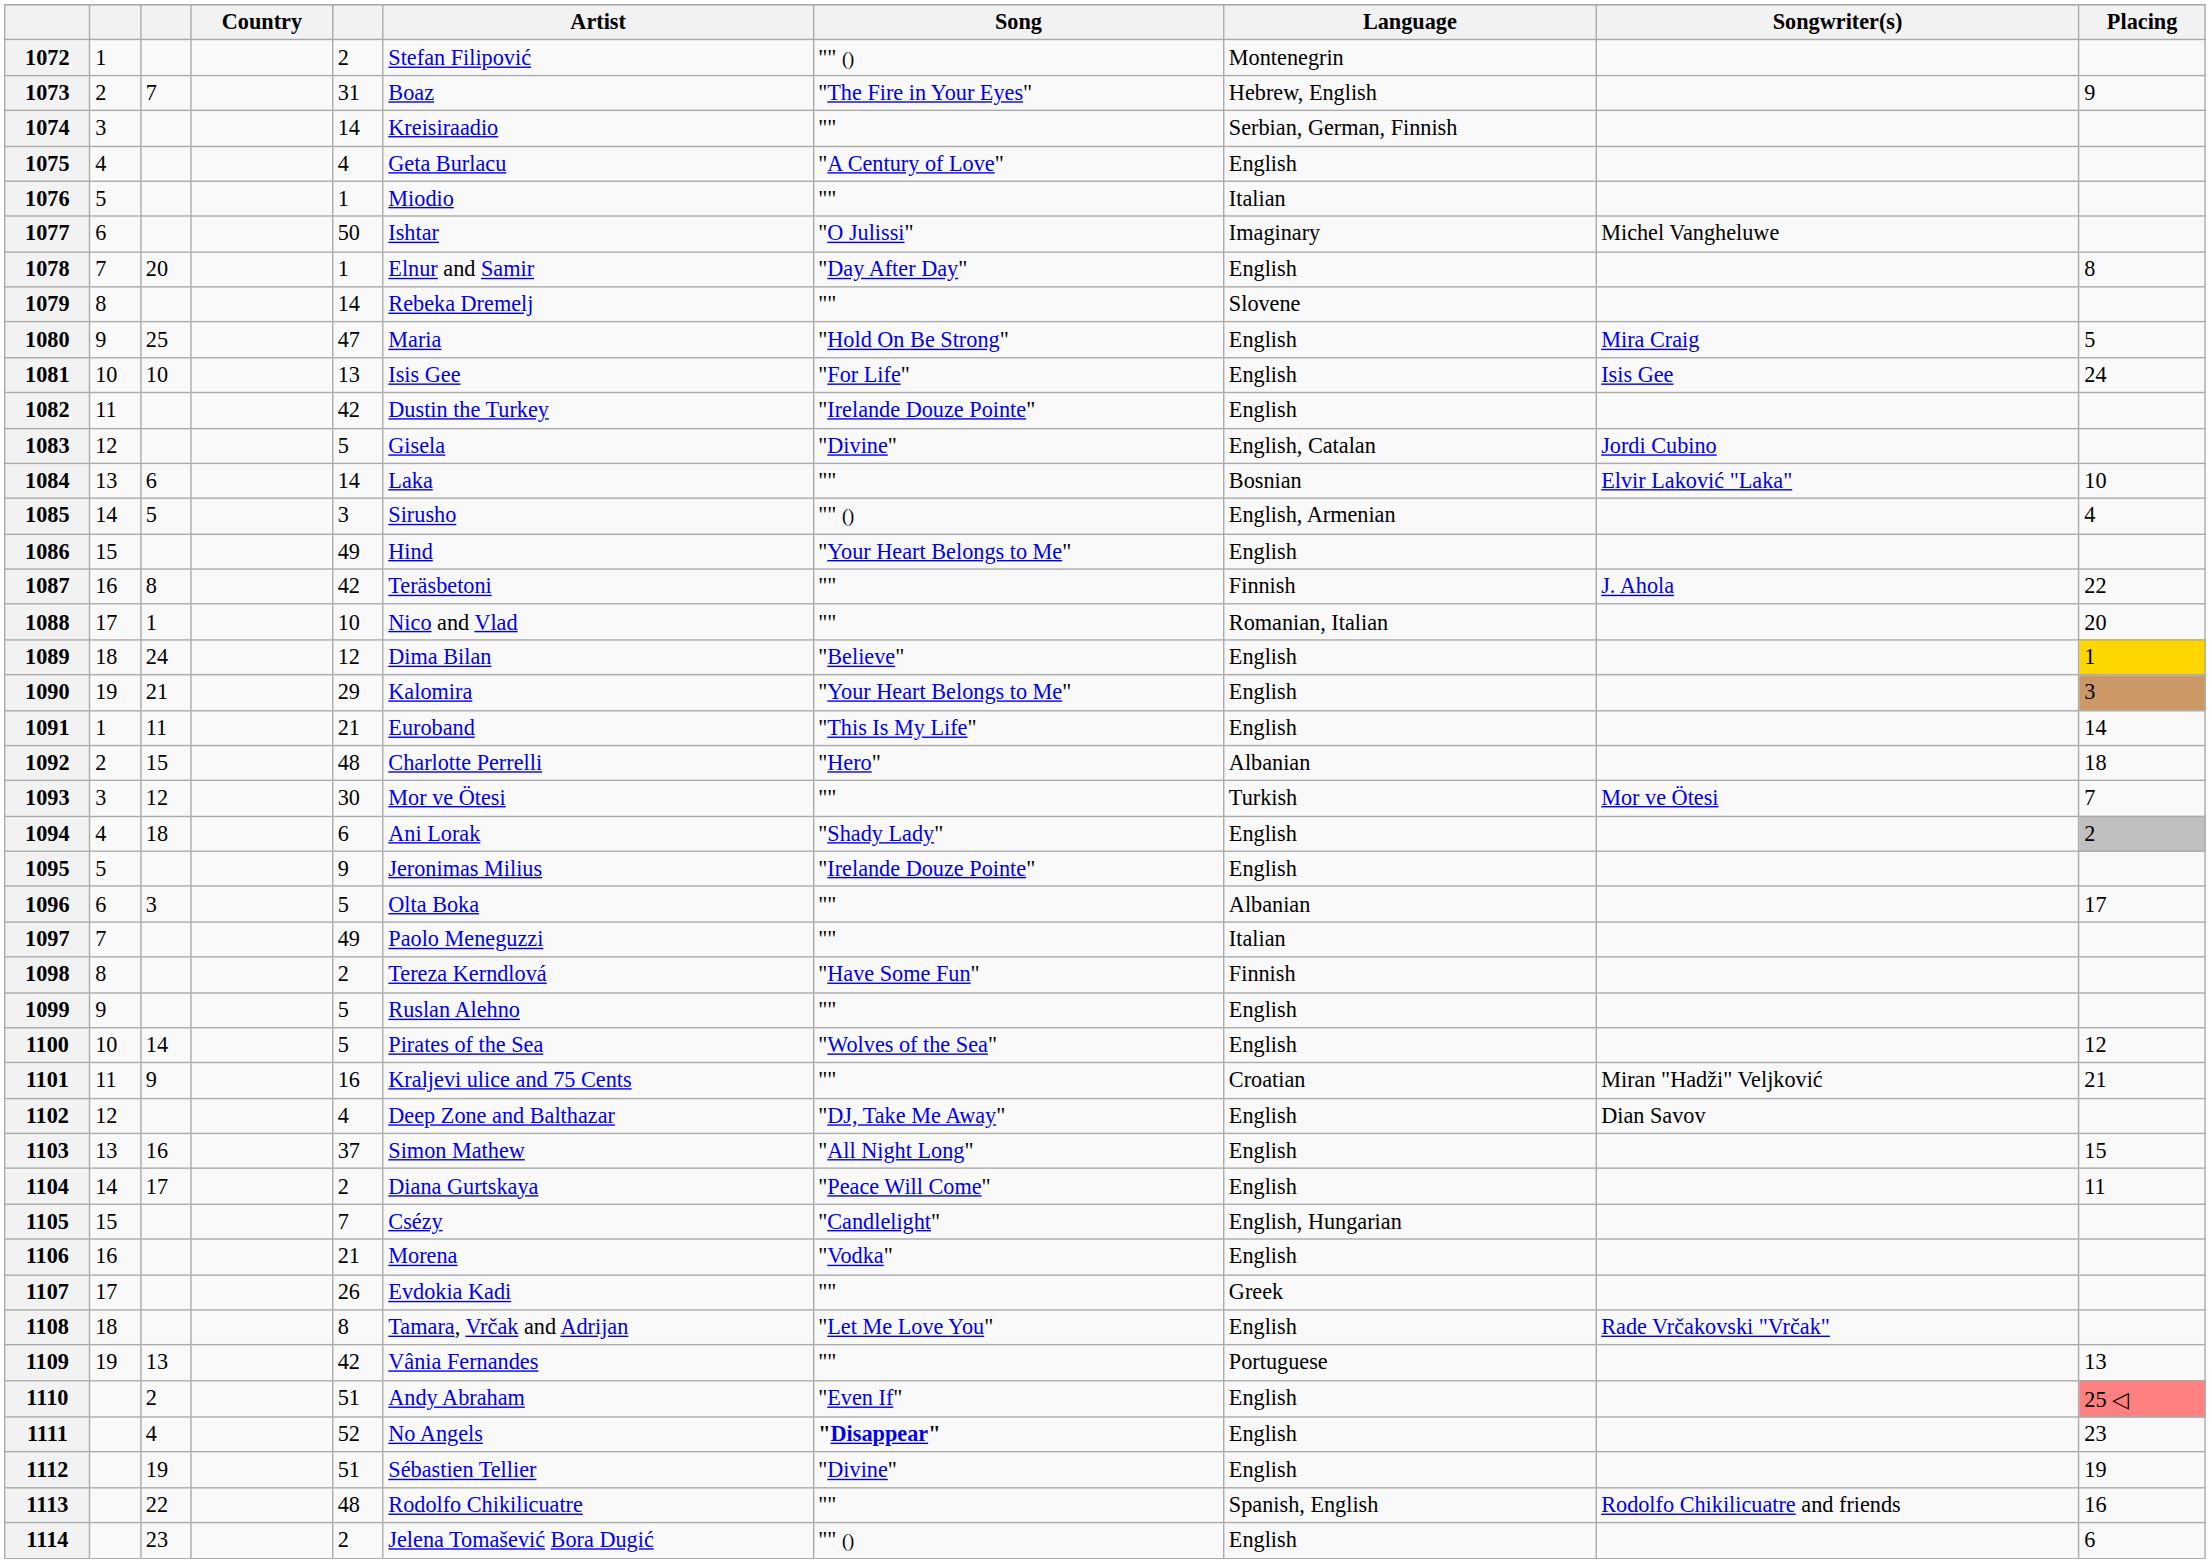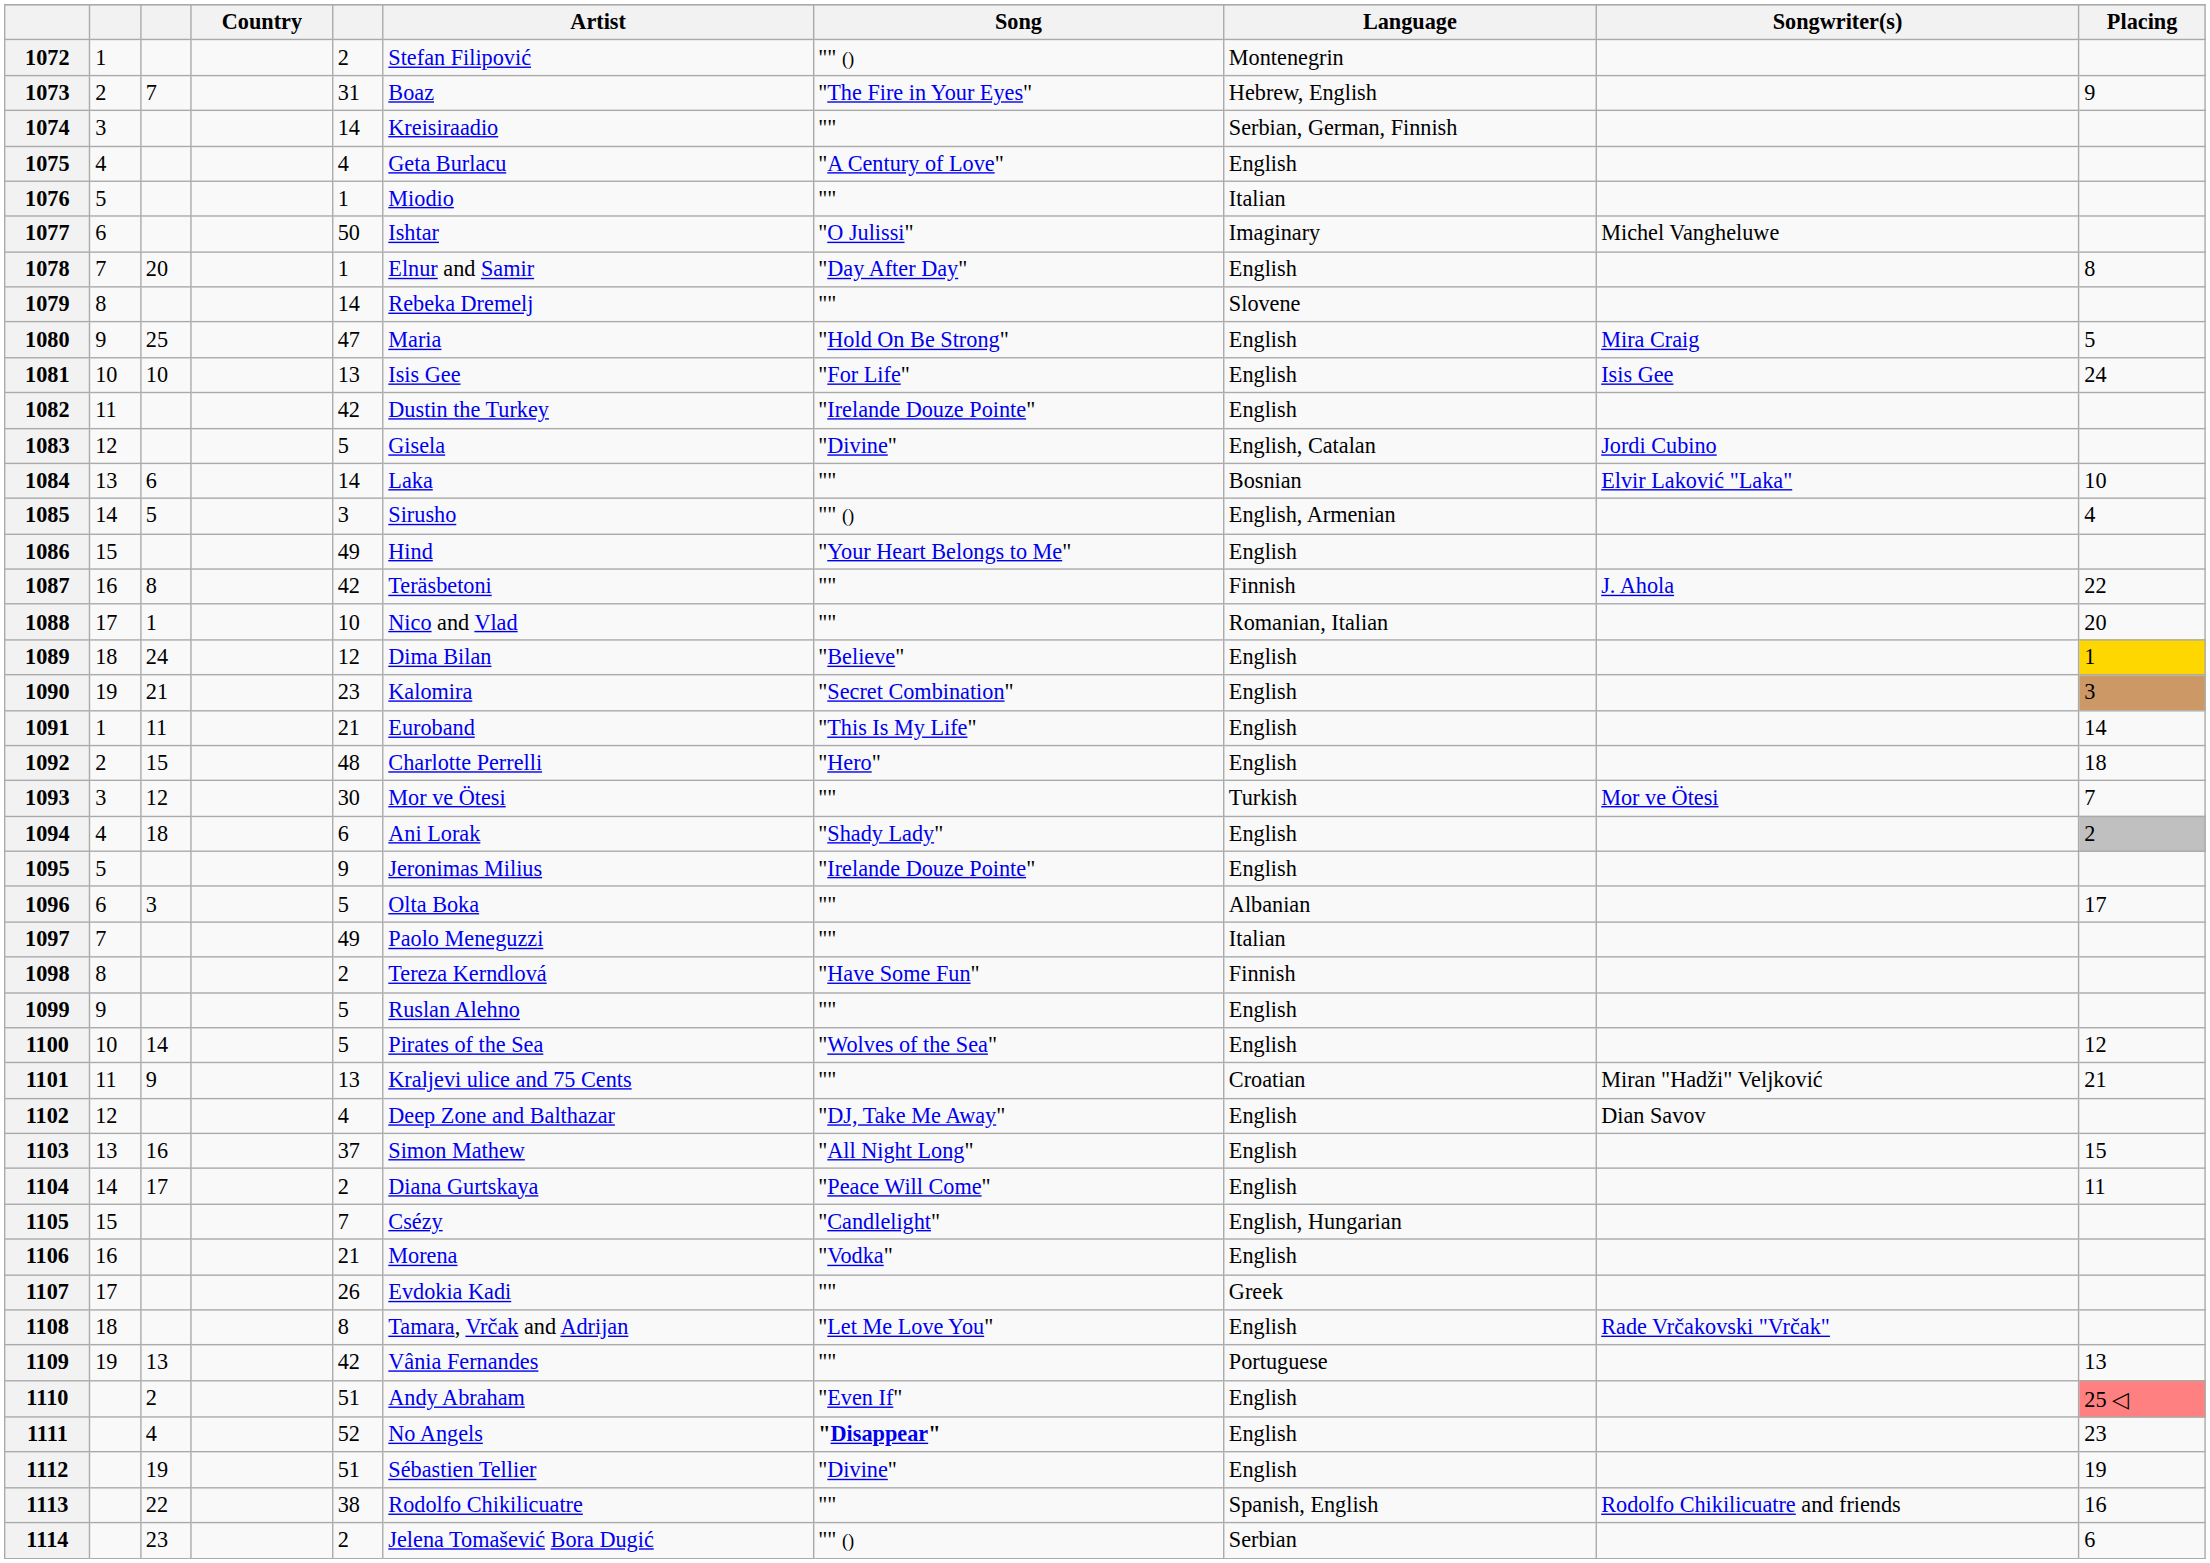(349, 692) 29 -> (349, 692) 23
(945, 692) "Your Heart Belongs to Me" -> (916, 692) "Secret Combination"
(1270, 762) Albanian -> (1263, 762) English
(349, 1080) 16 -> (349, 1080) 13
(349, 1504) 48 -> (349, 1504) 38
(1263, 1540) English -> (1263, 1540) Serbian
